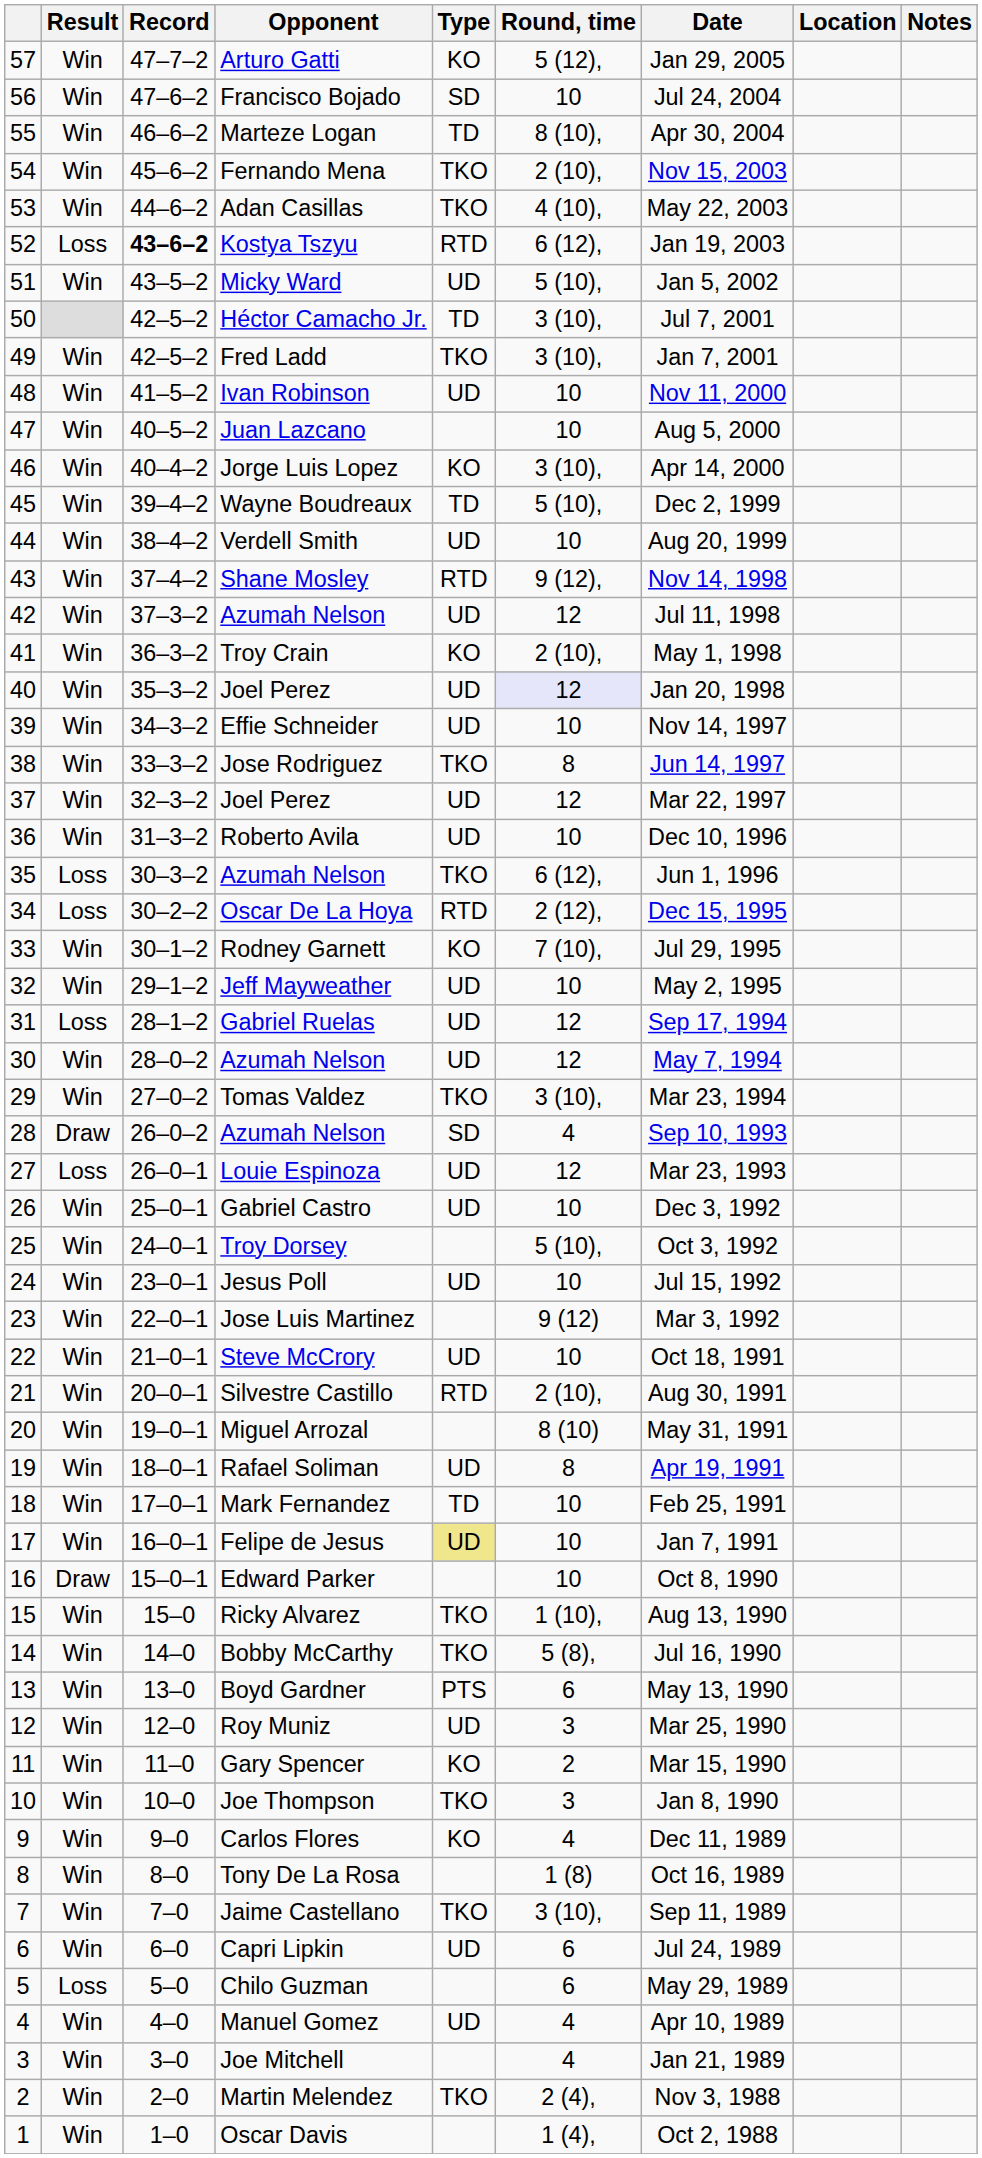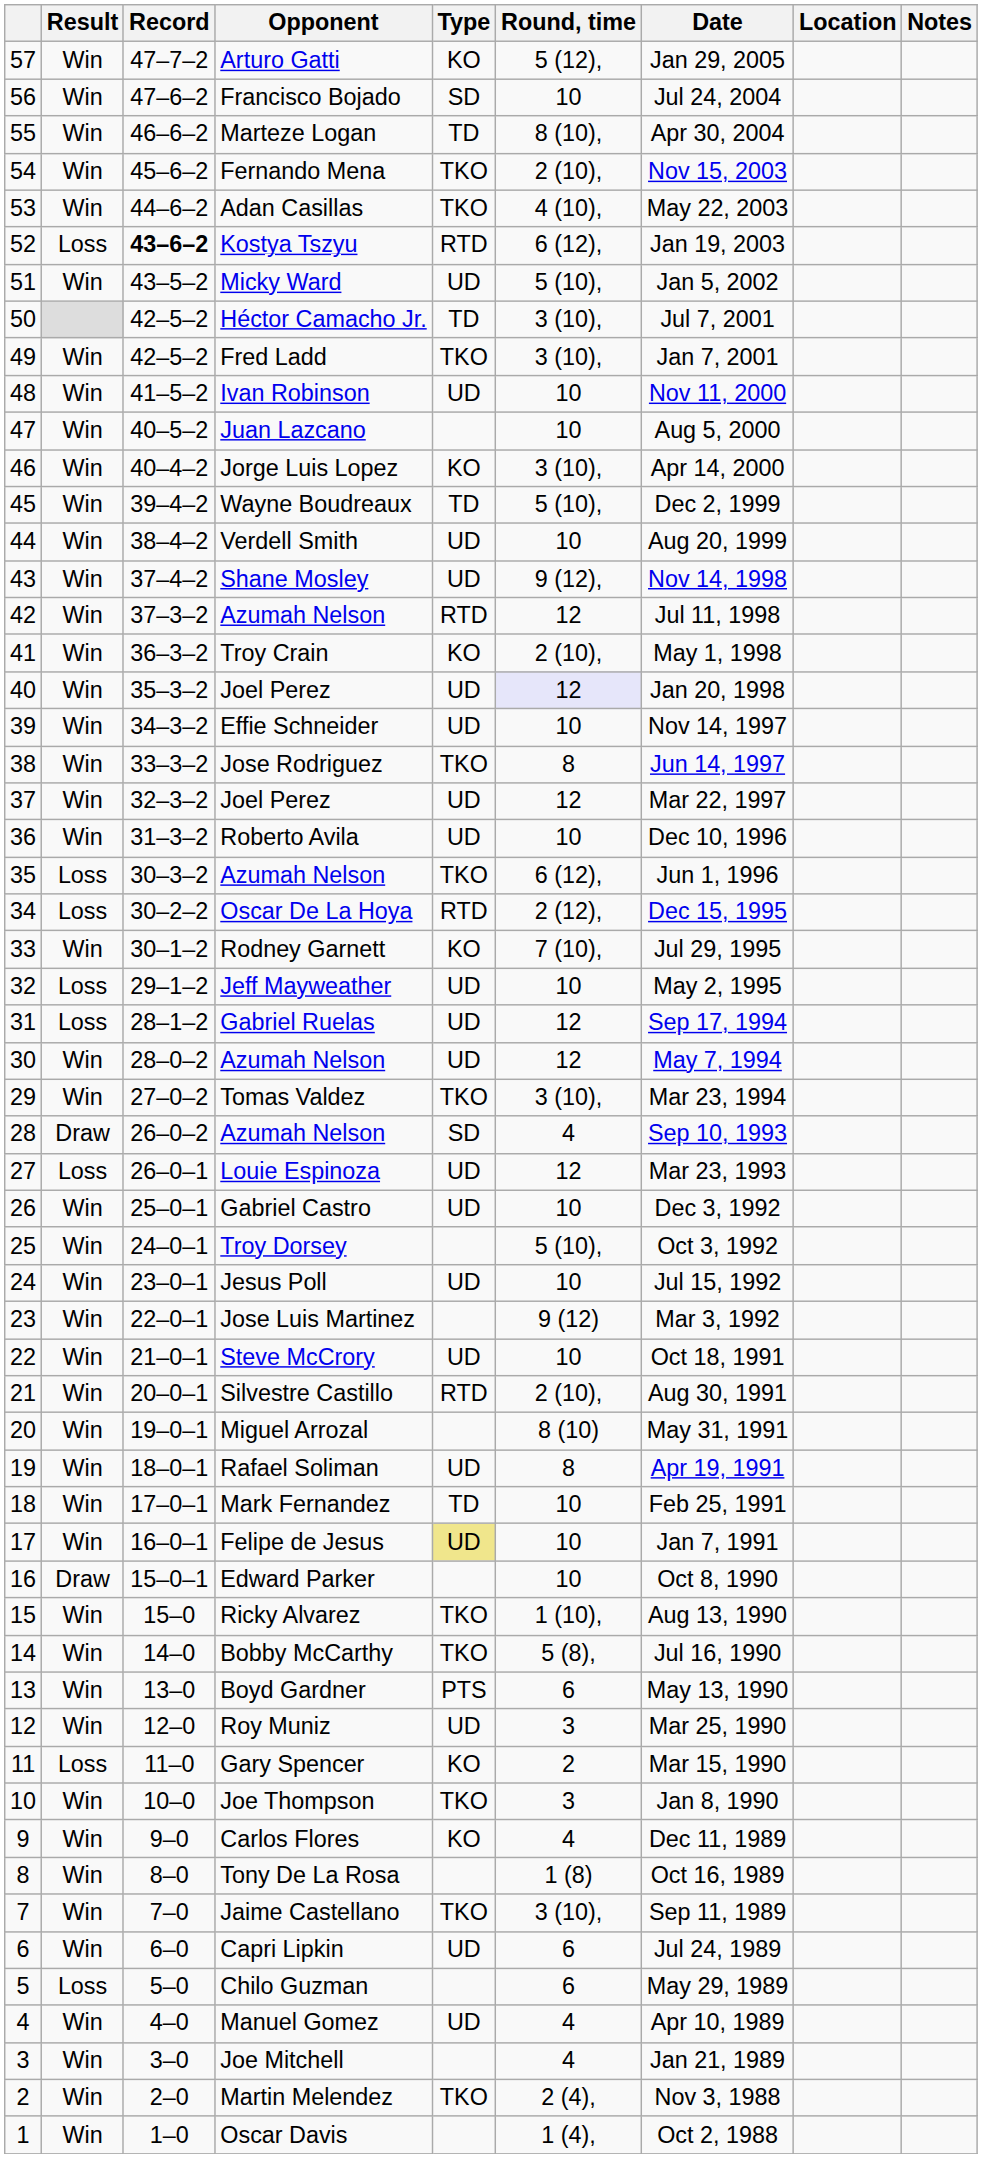(464, 578) RTD -> (464, 578) UD
(464, 615) UD -> (464, 615) RTD
(83, 986) Win -> (83, 986) Loss
(83, 1764) Win -> (83, 1764) Loss
